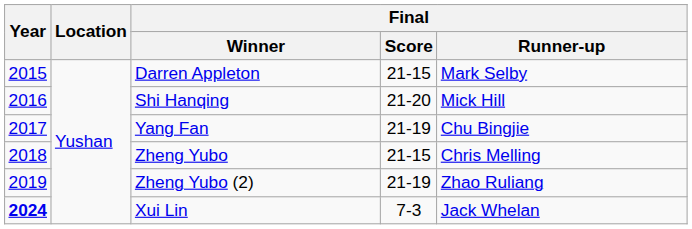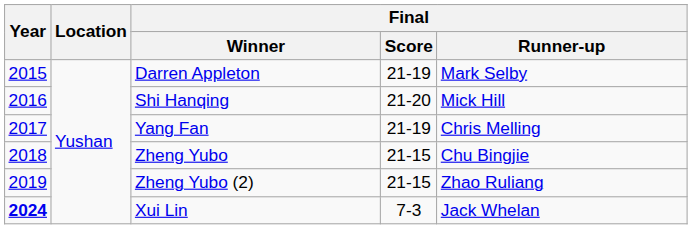(409, 73) 21-15 -> (409, 73) 21-19
(485, 127) Chu Bingjie -> (491, 127) Chris Melling
(491, 155) Chris Melling -> (485, 155) Chu Bingjie
(409, 182) 21-19 -> (409, 182) 21-15
